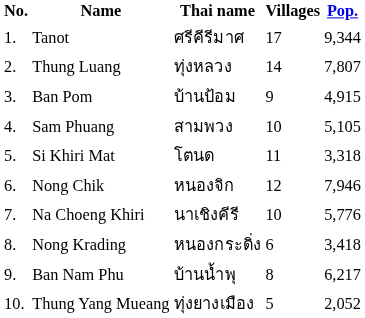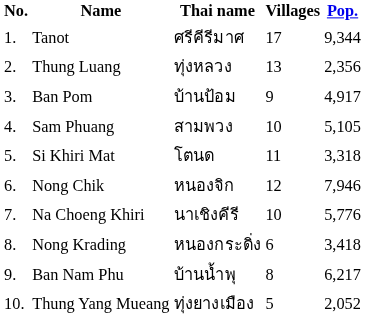(274, 66) 14 -> (274, 66) 13
(343, 66) 7,807 -> (343, 66) 2,356
(343, 96) 4,915 -> (343, 96) 4,917
